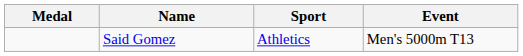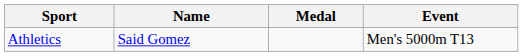columns swapped: (52, 16) <-> (308, 16)
